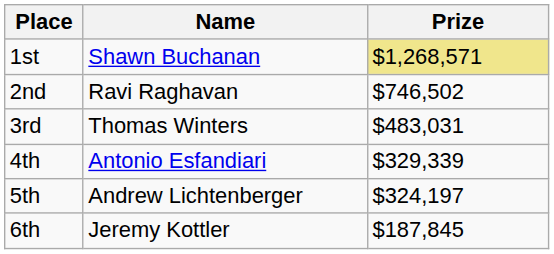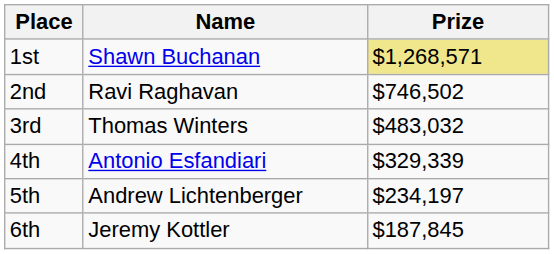(418, 126) $483,031 -> (418, 126) $483,032
(418, 195) $324,197 -> (418, 195) $234,197
